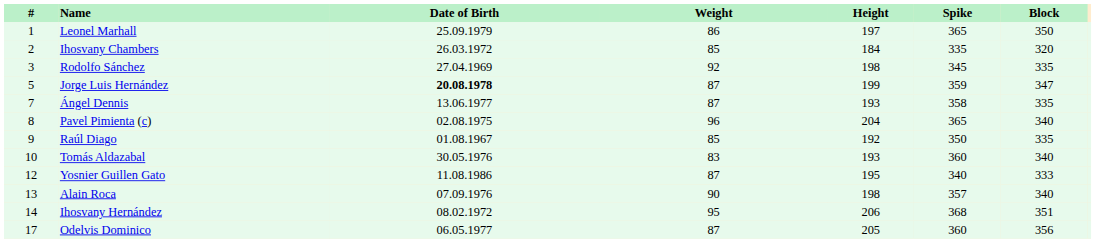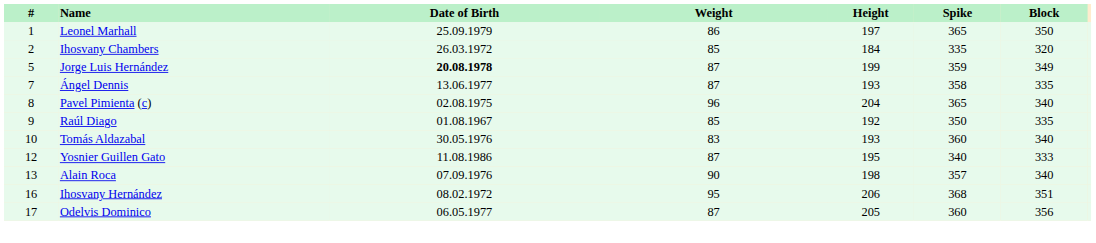- row: (102, 67)
(1044, 85) 347 -> (1044, 67) 349
(31, 211) 14 -> (31, 193) 16
